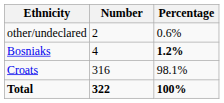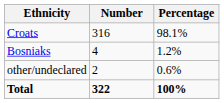rows swapped: (23, 70) <-> (47, 32)
(170, 51) bold -> (169, 51) normal
